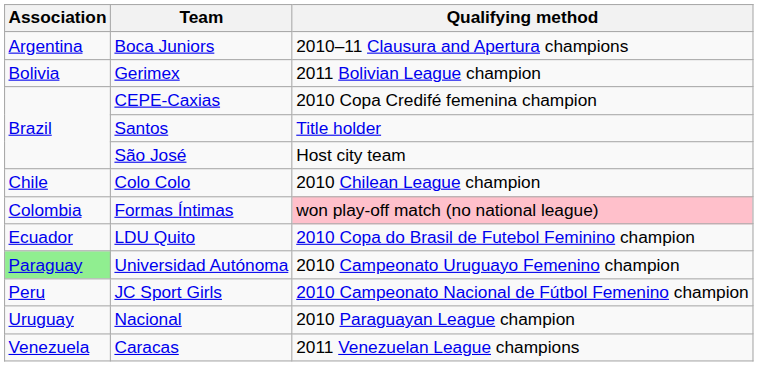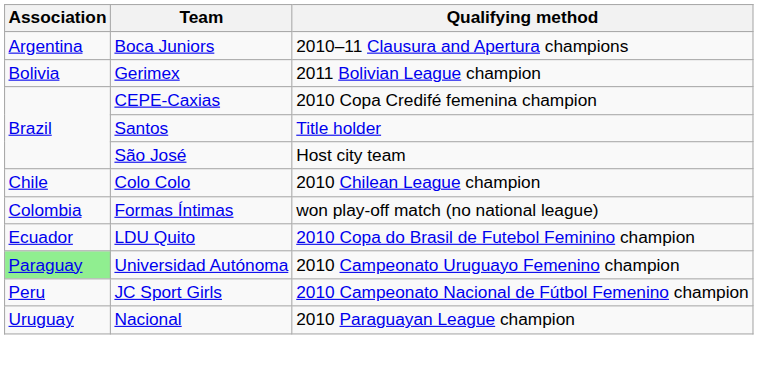(447, 210) pink background -> (447, 210) no background
- row: (147, 347)
